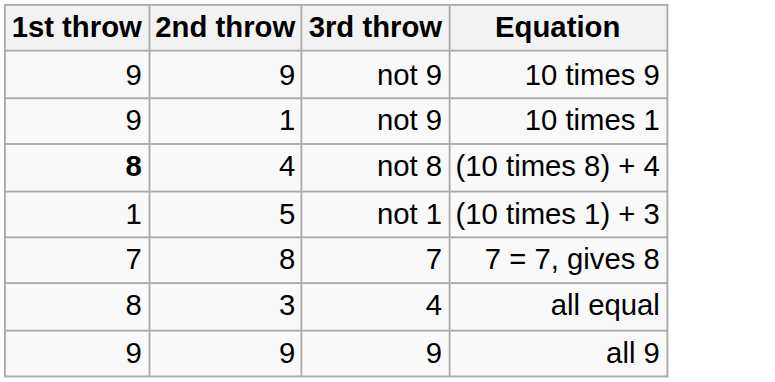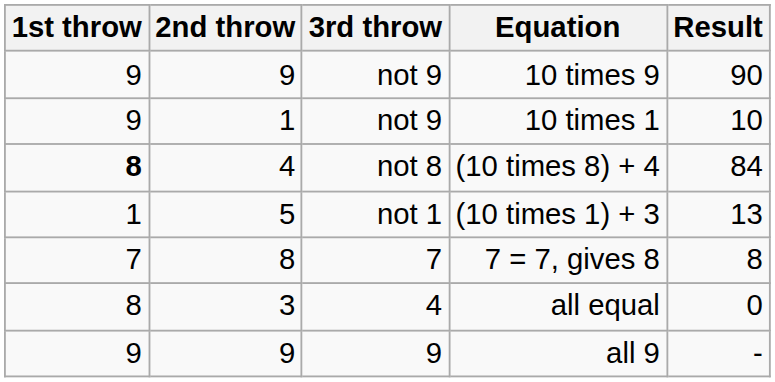+ column: (718, 27)
